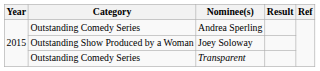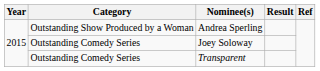(85, 27) Outstanding Comedy Series -> (112, 27) Outstanding Show Produced by a Woman
(112, 43) Outstanding Show Produced by a Woman -> (85, 43) Outstanding Comedy Series
